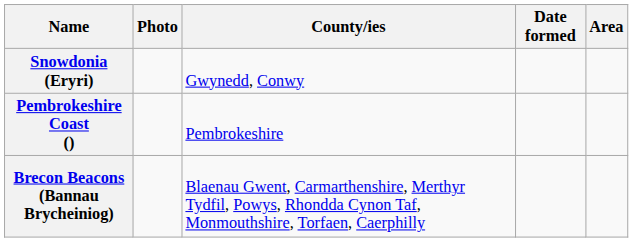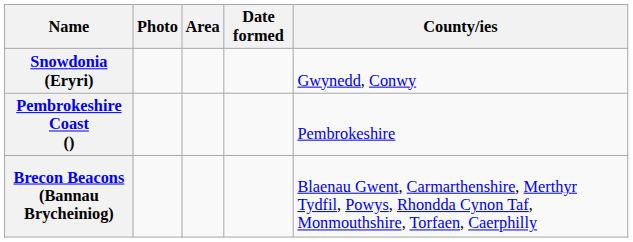columns swapped: (348, 26) <-> (606, 26)
